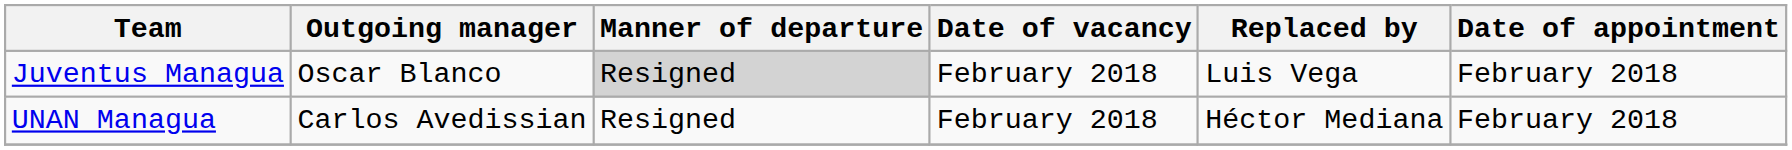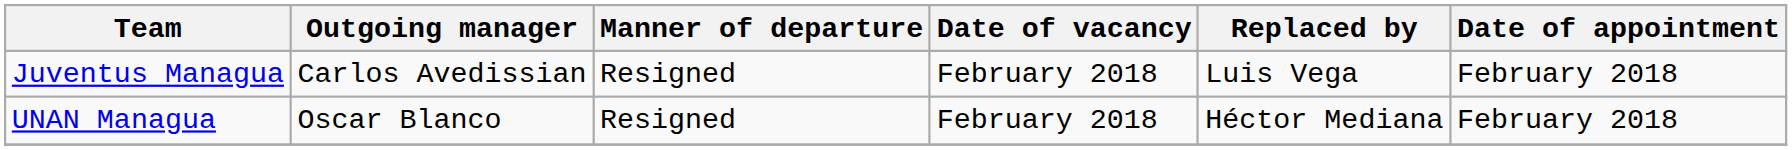(399, 74) Oscar Blanco -> (442, 74) Carlos Avedissian
(668, 74) lightgrey background -> (668, 74) no background
(442, 121) Carlos Avedissian -> (399, 121) Oscar Blanco
